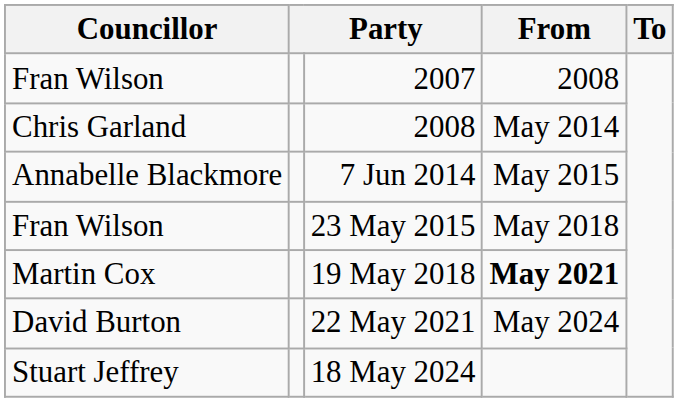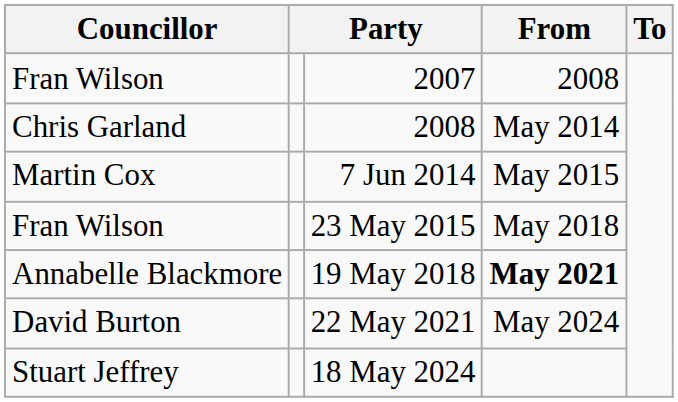(147, 175) Annabelle Blackmore -> (84, 175) Martin Cox
(84, 273) Martin Cox -> (147, 273) Annabelle Blackmore
